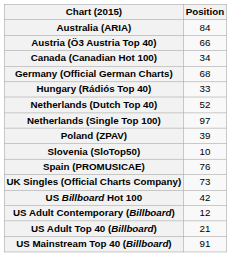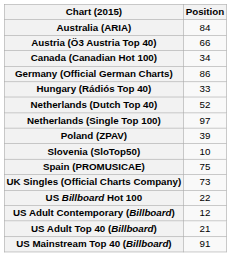(205, 74) 68 -> (205, 74) 86
(205, 167) 76 -> (205, 167) 75
(205, 197) 42 -> (205, 197) 22
